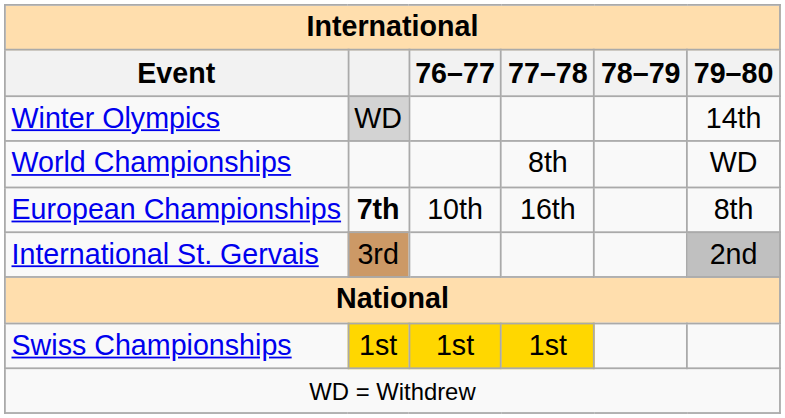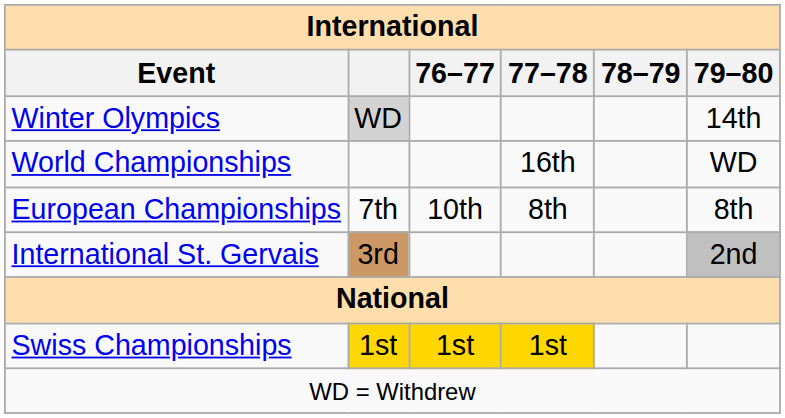(548, 163) 8th -> (548, 163) 16th
(378, 208) bold -> (378, 208) normal
(548, 208) 16th -> (548, 208) 8th
